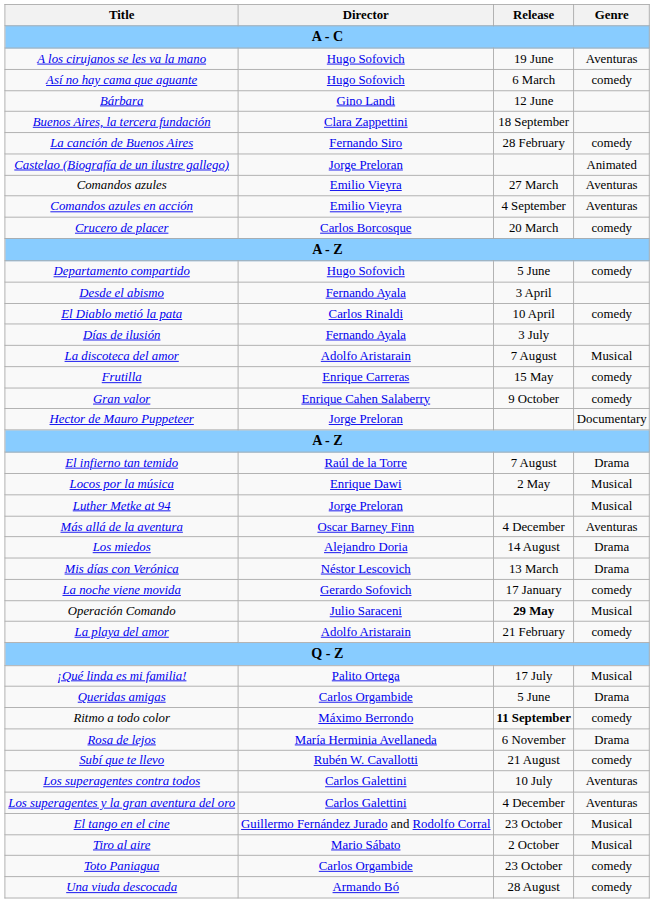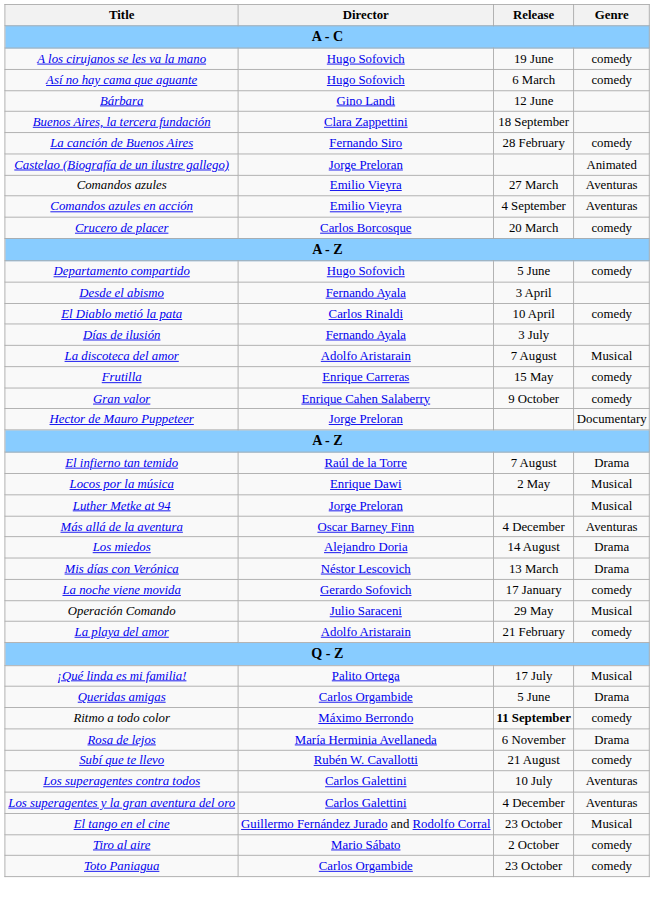(612, 59) Aventuras -> (612, 59) comedy
(534, 611) bold -> (534, 611) normal
(612, 845) Musical -> (612, 845) comedy
- row: (122, 887)
